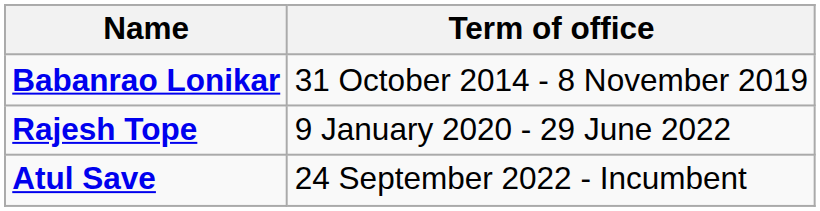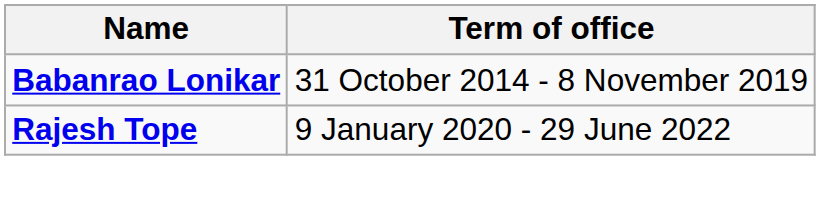- row: (84, 179)
